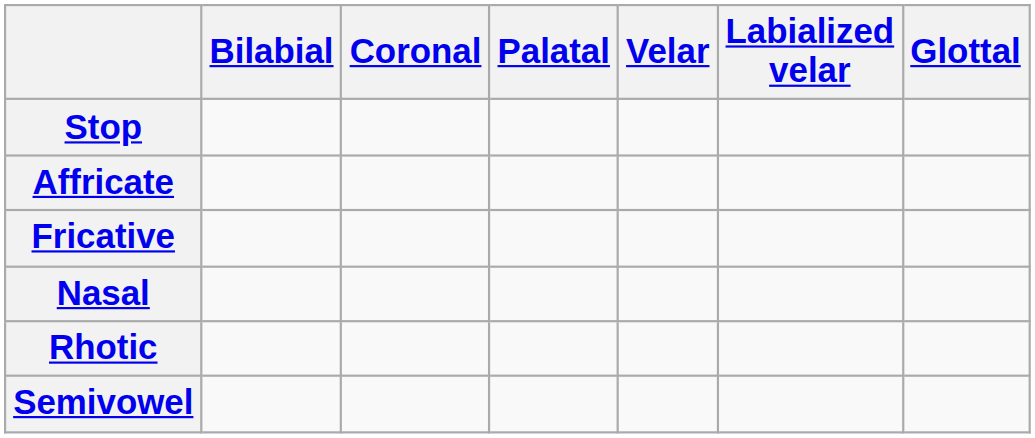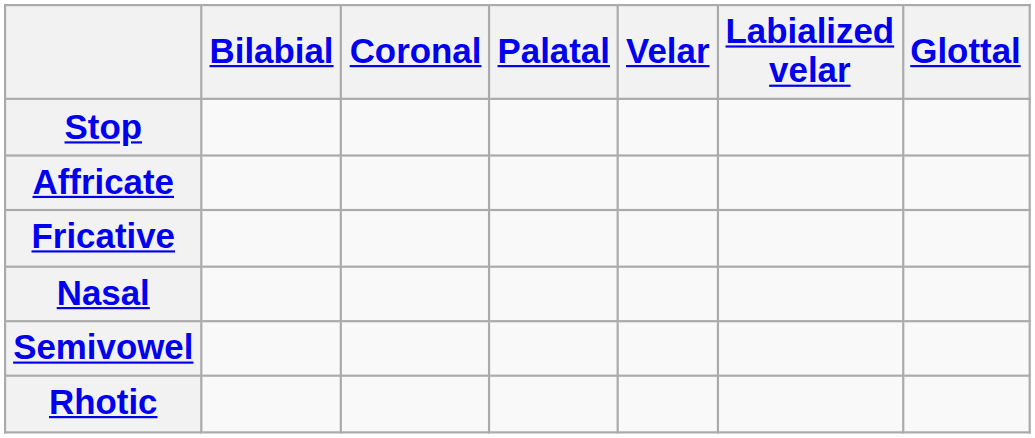rows swapped: (103, 347) <-> (103, 403)
